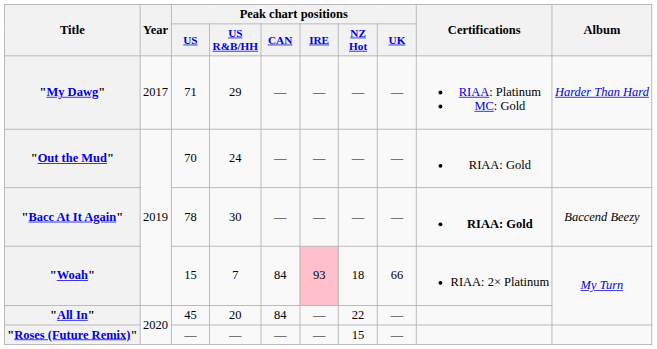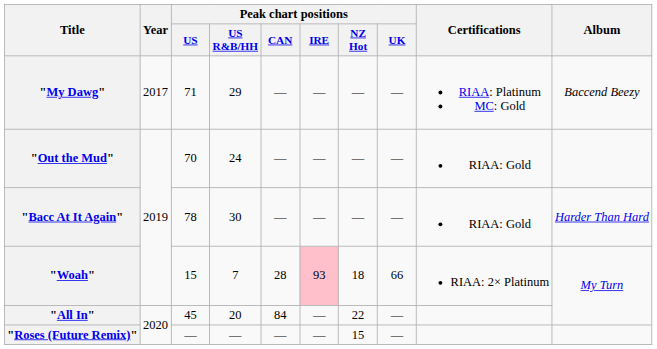(602, 92) Harder Than Hard -> (602, 92) Baccend Beezy
(484, 224) bold -> (484, 224) normal
(602, 217) Baccend Beezy -> (602, 217) Harder Than Hard
(280, 275) 84 -> (280, 275) 28
